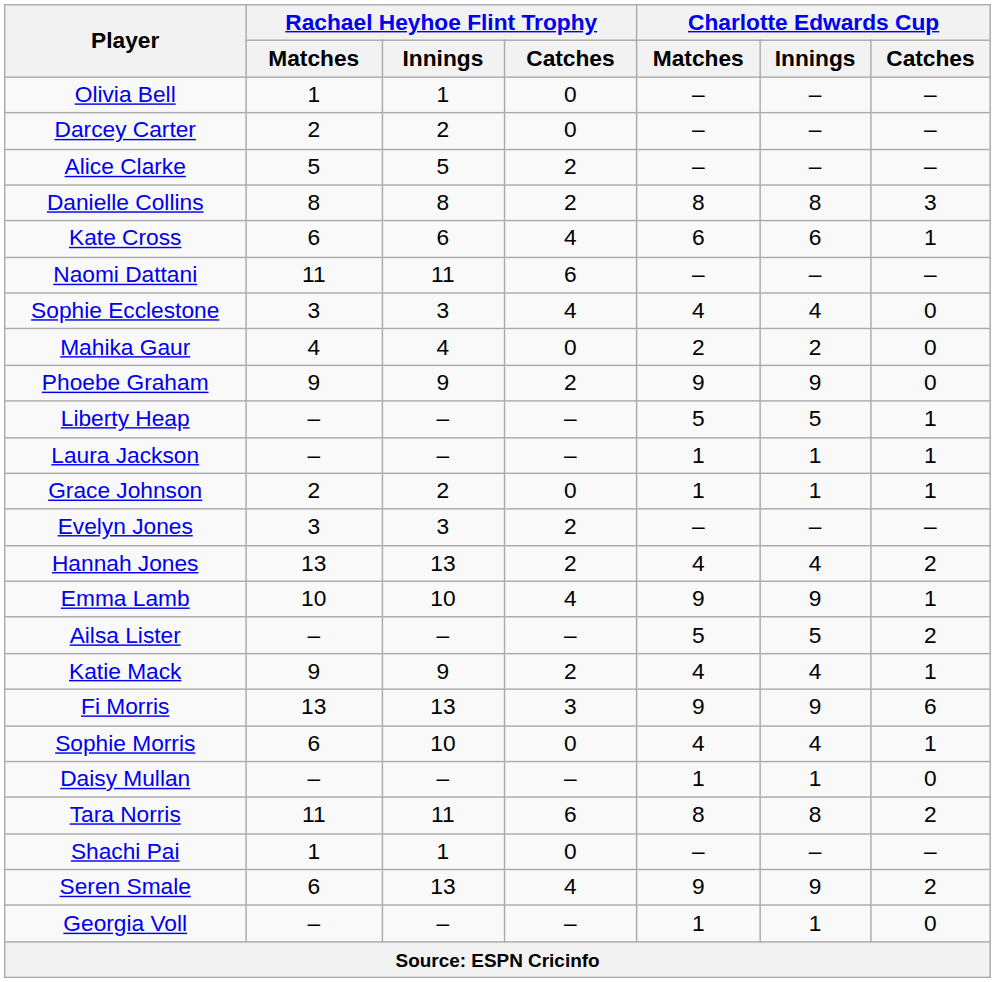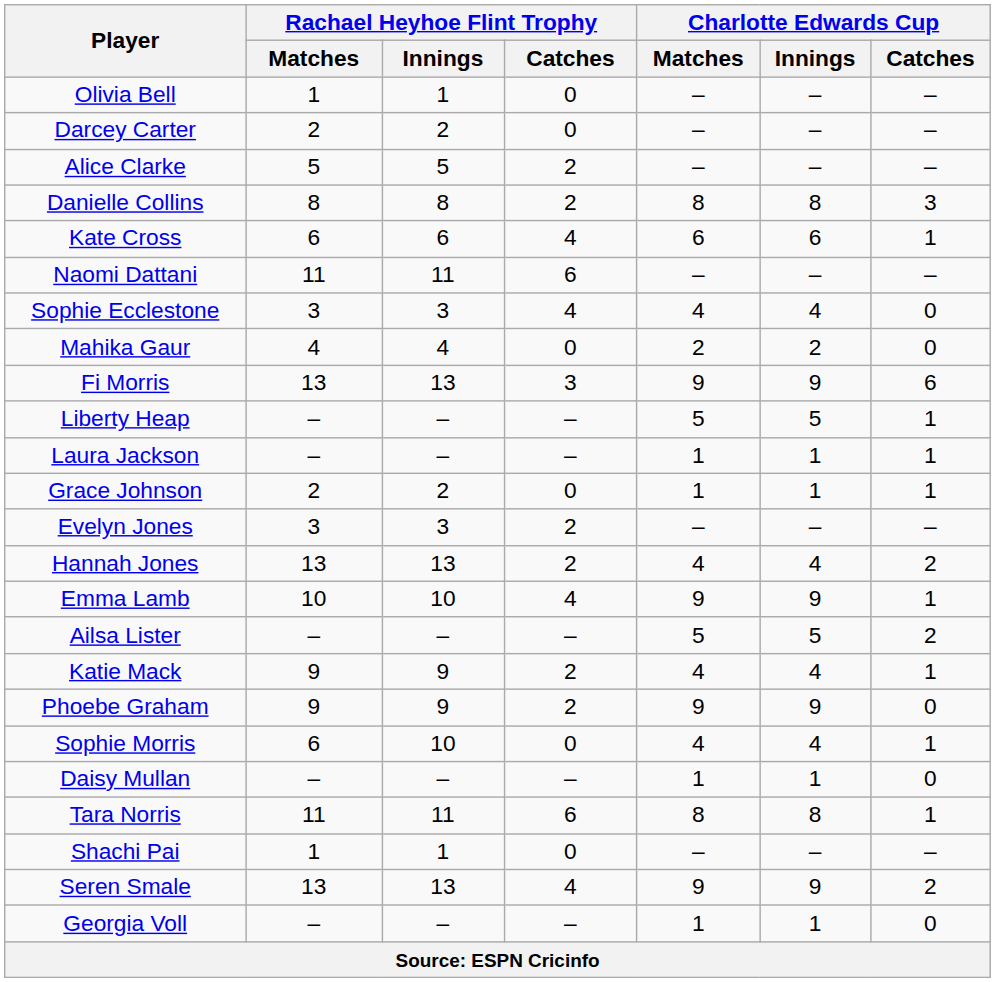rows swapped: (125, 382) <-> (125, 707)
(930, 815) 2 -> (930, 815) 1
(314, 887) 6 -> (314, 887) 13
